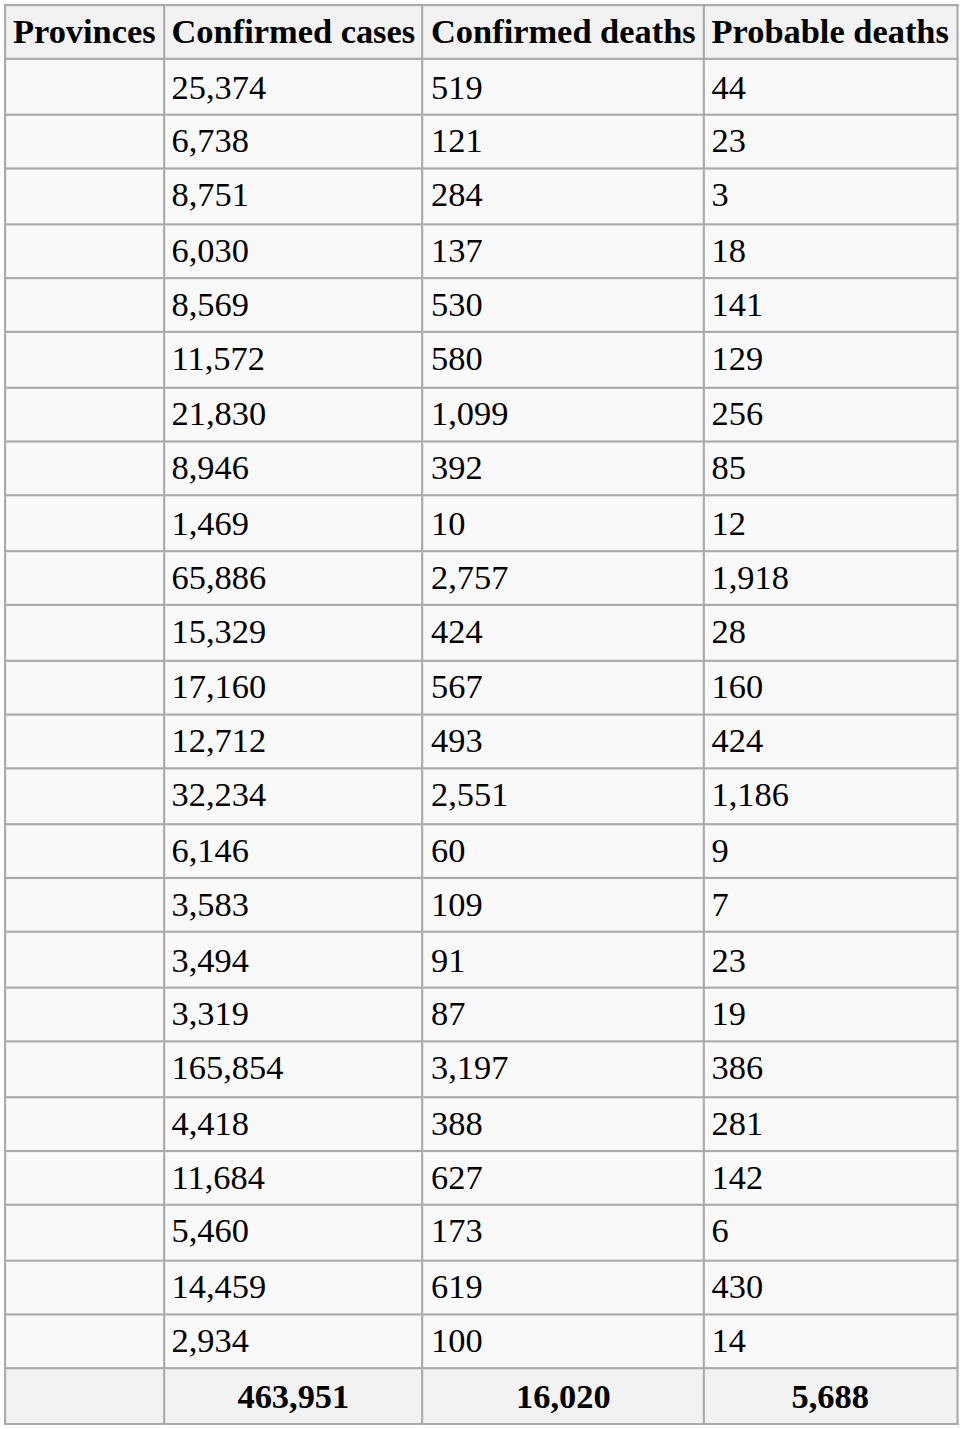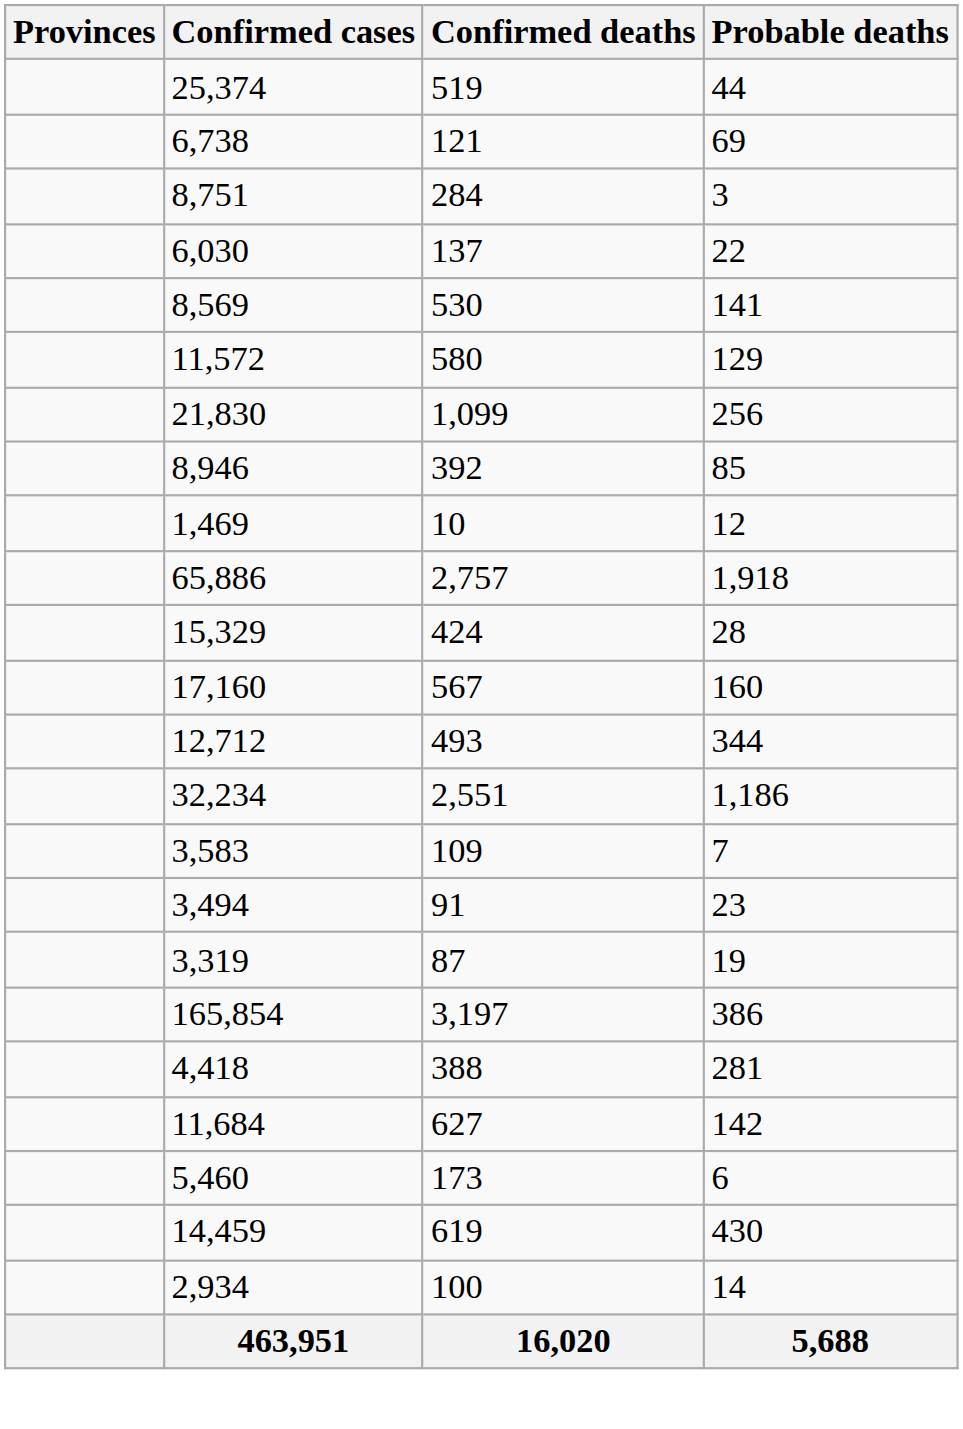(729, 140) 23 -> (729, 140) 69
(729, 250) 18 -> (729, 250) 22
(737, 741) 424 -> (737, 741) 344
- row: (210, 850)
